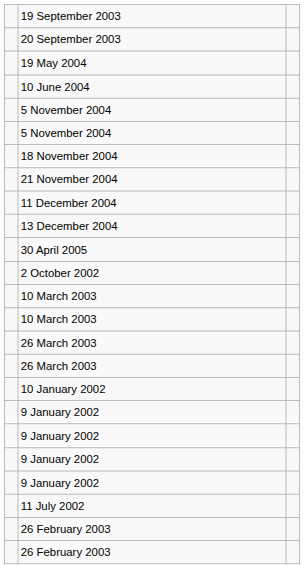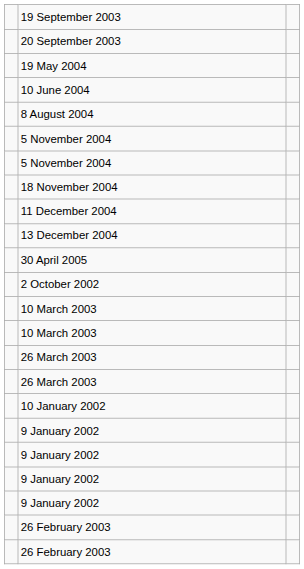+ row: (11, 114)
- row: (11, 180)
- row: (11, 506)
